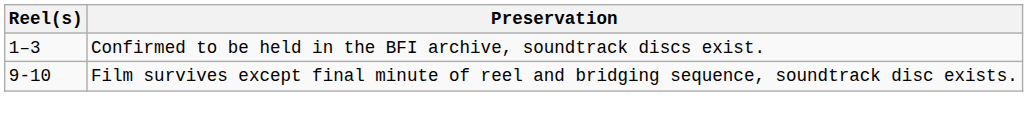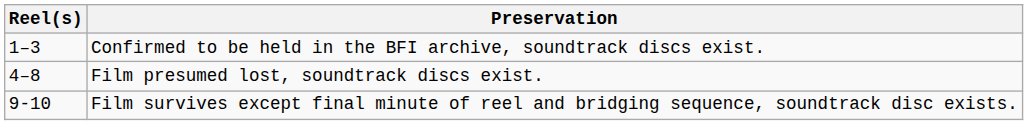+ row: (317, 76)
